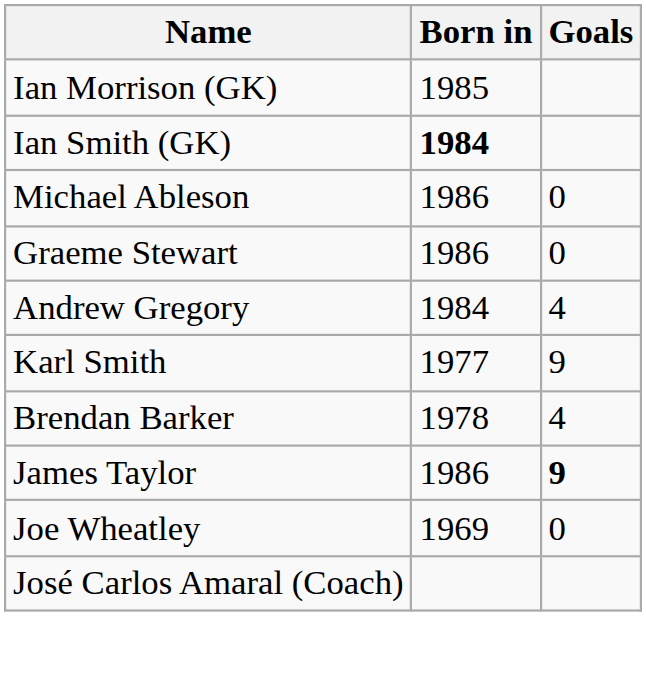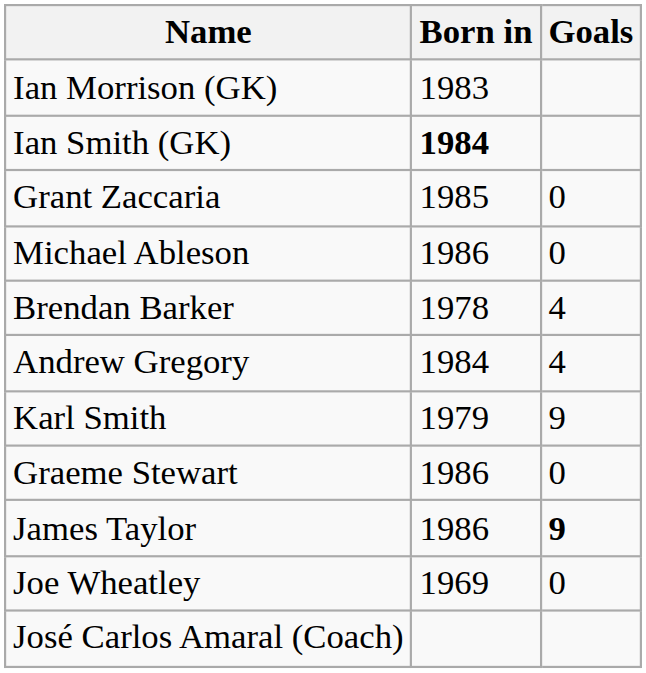(454, 87) 1985 -> (454, 87) 1983
+ row: (117, 197)
rows swapped: (123, 417) <-> (125, 252)
(454, 362) 1977 -> (454, 417) 1979
